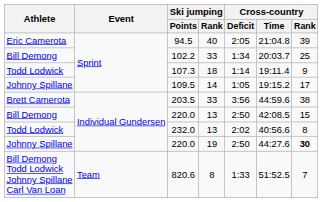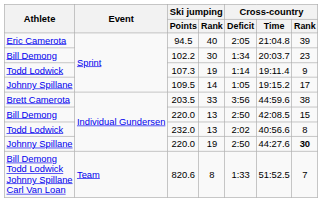(212, 56) 33 -> (212, 56) 30
(305, 56) 25 -> (305, 56) 23
(212, 70) 18 -> (212, 70) 19
